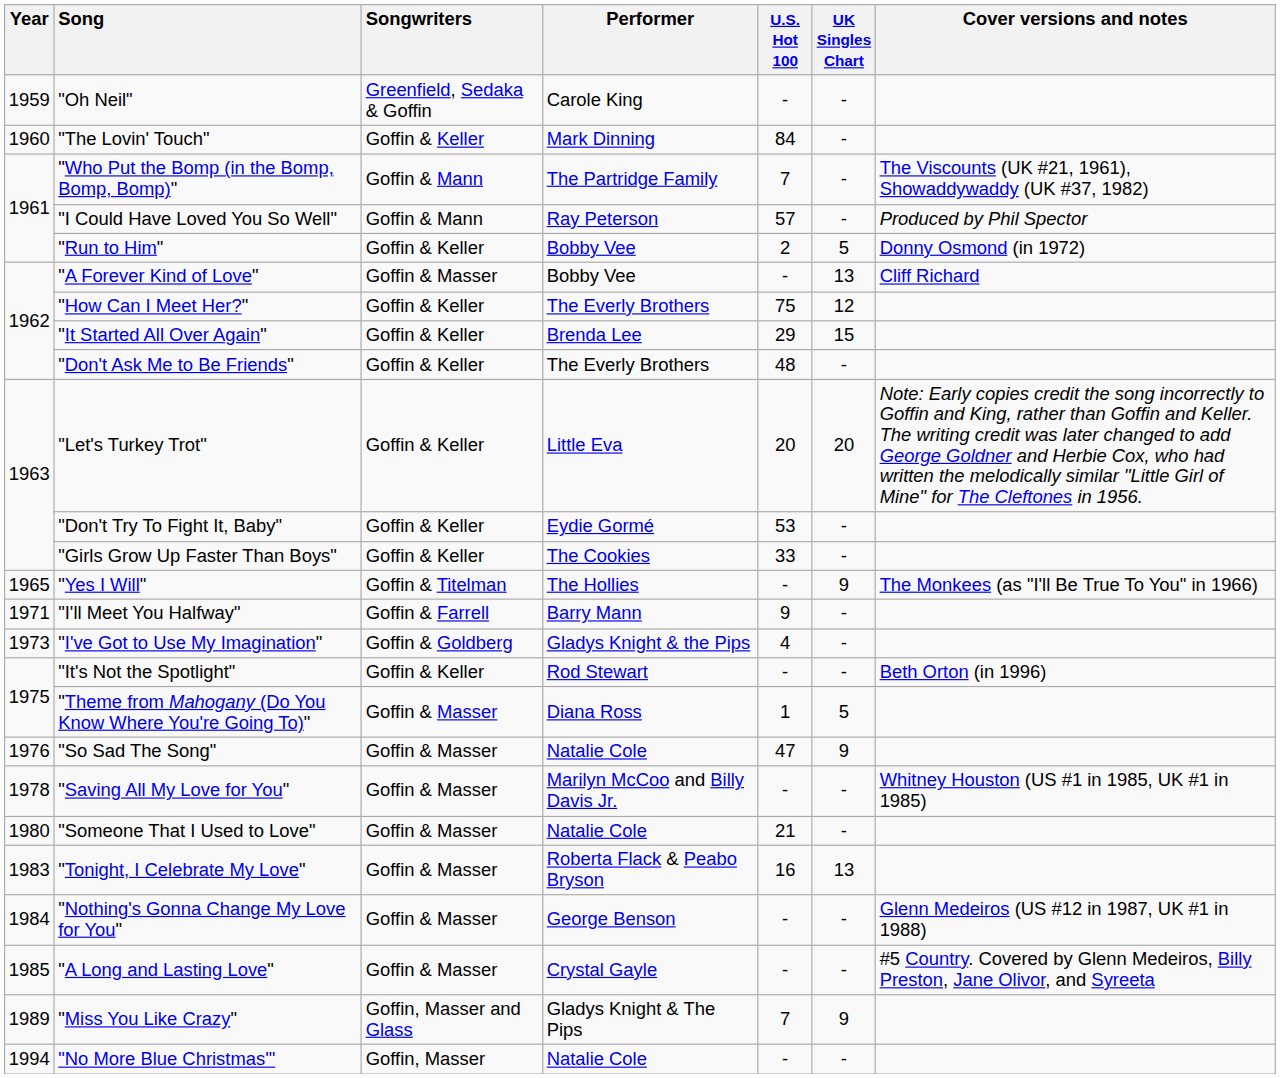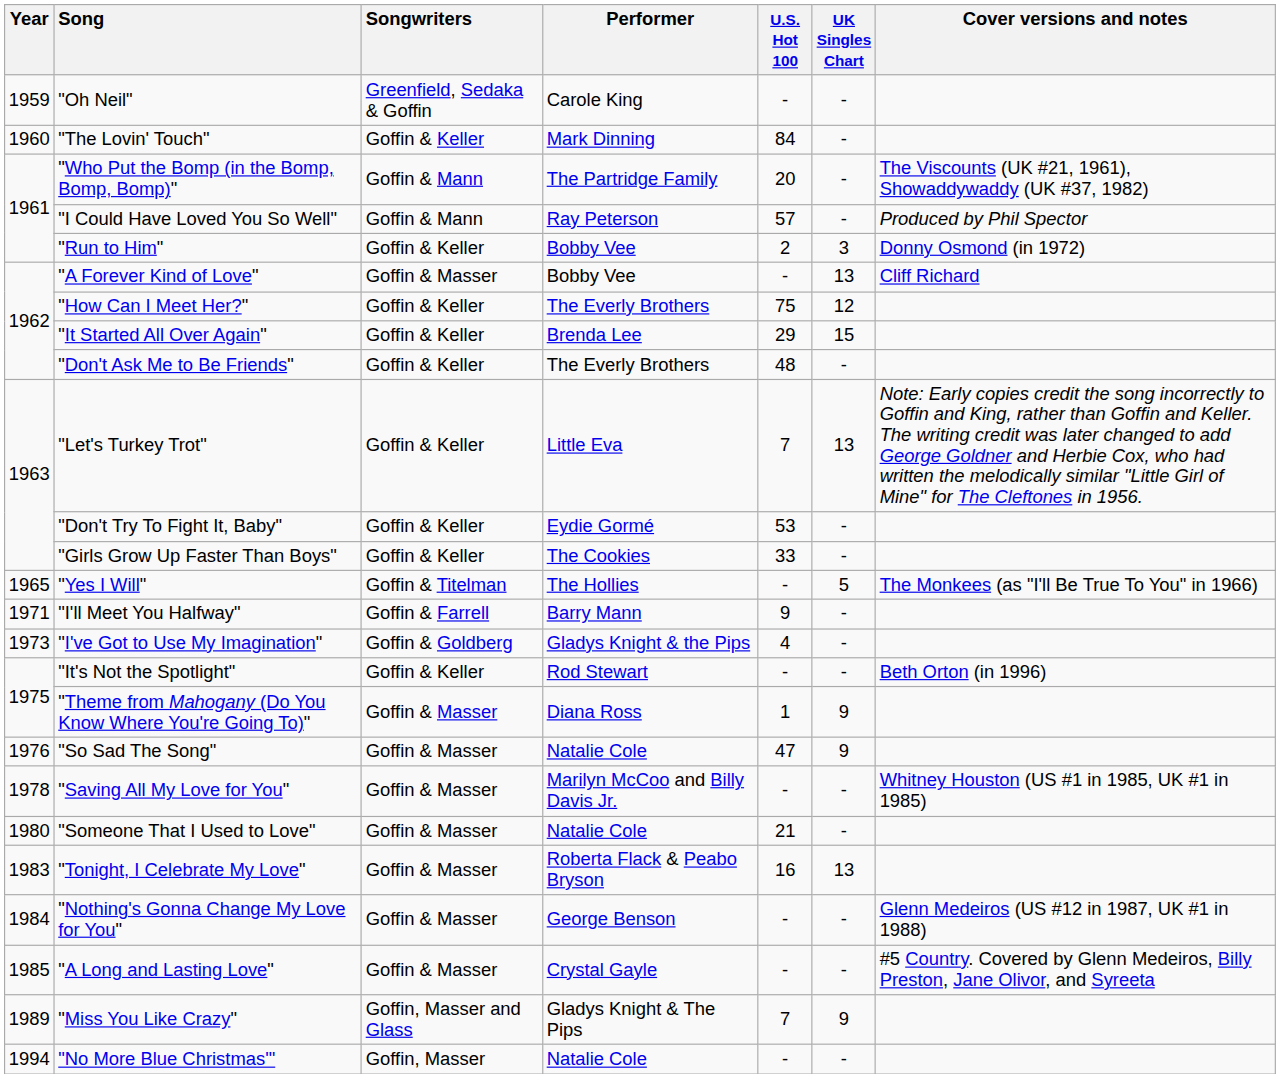(785, 179) 7 -> (785, 179) 20
(844, 247) 5 -> (844, 247) 3
(785, 445) 20 -> (785, 445) 7
(844, 445) 20 -> (844, 445) 13
(844, 584) 9 -> (844, 584) 5
(844, 711) 5 -> (844, 711) 9
